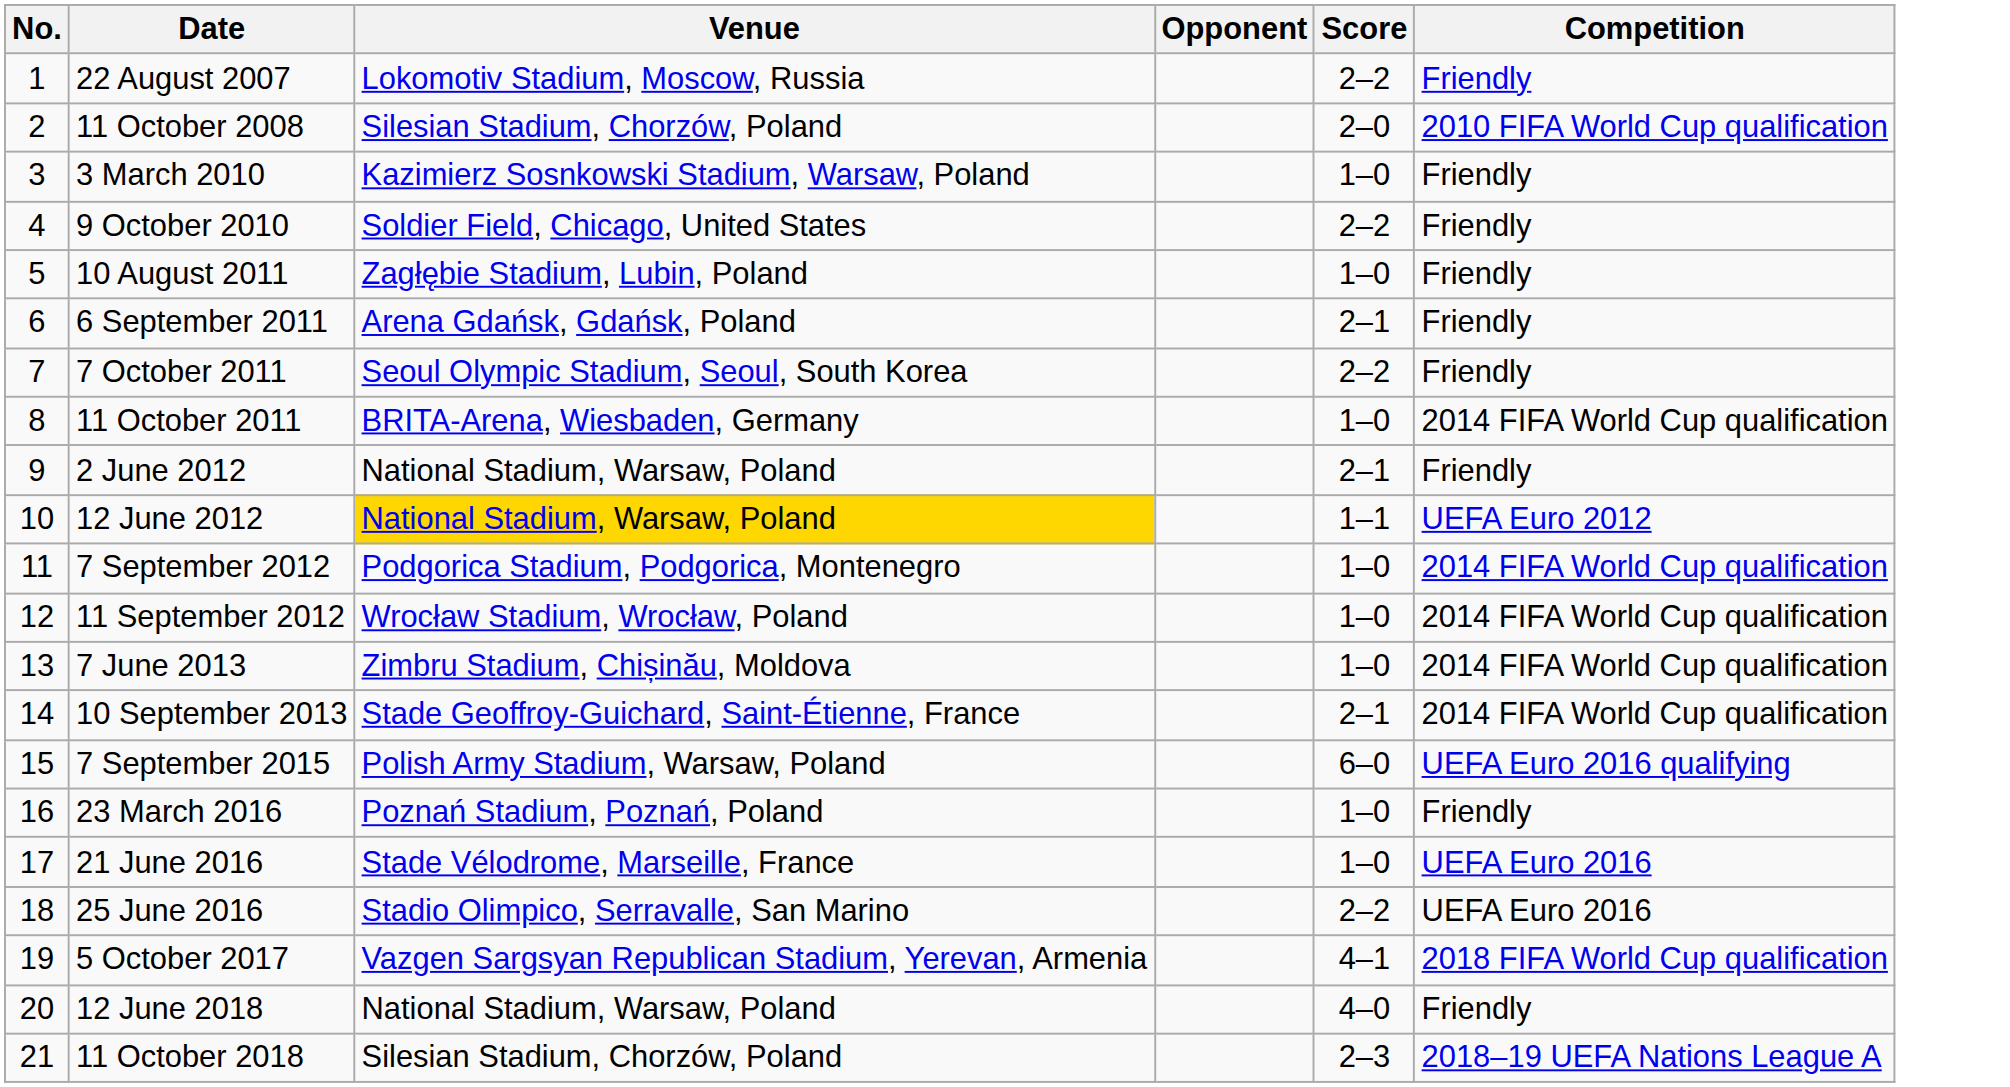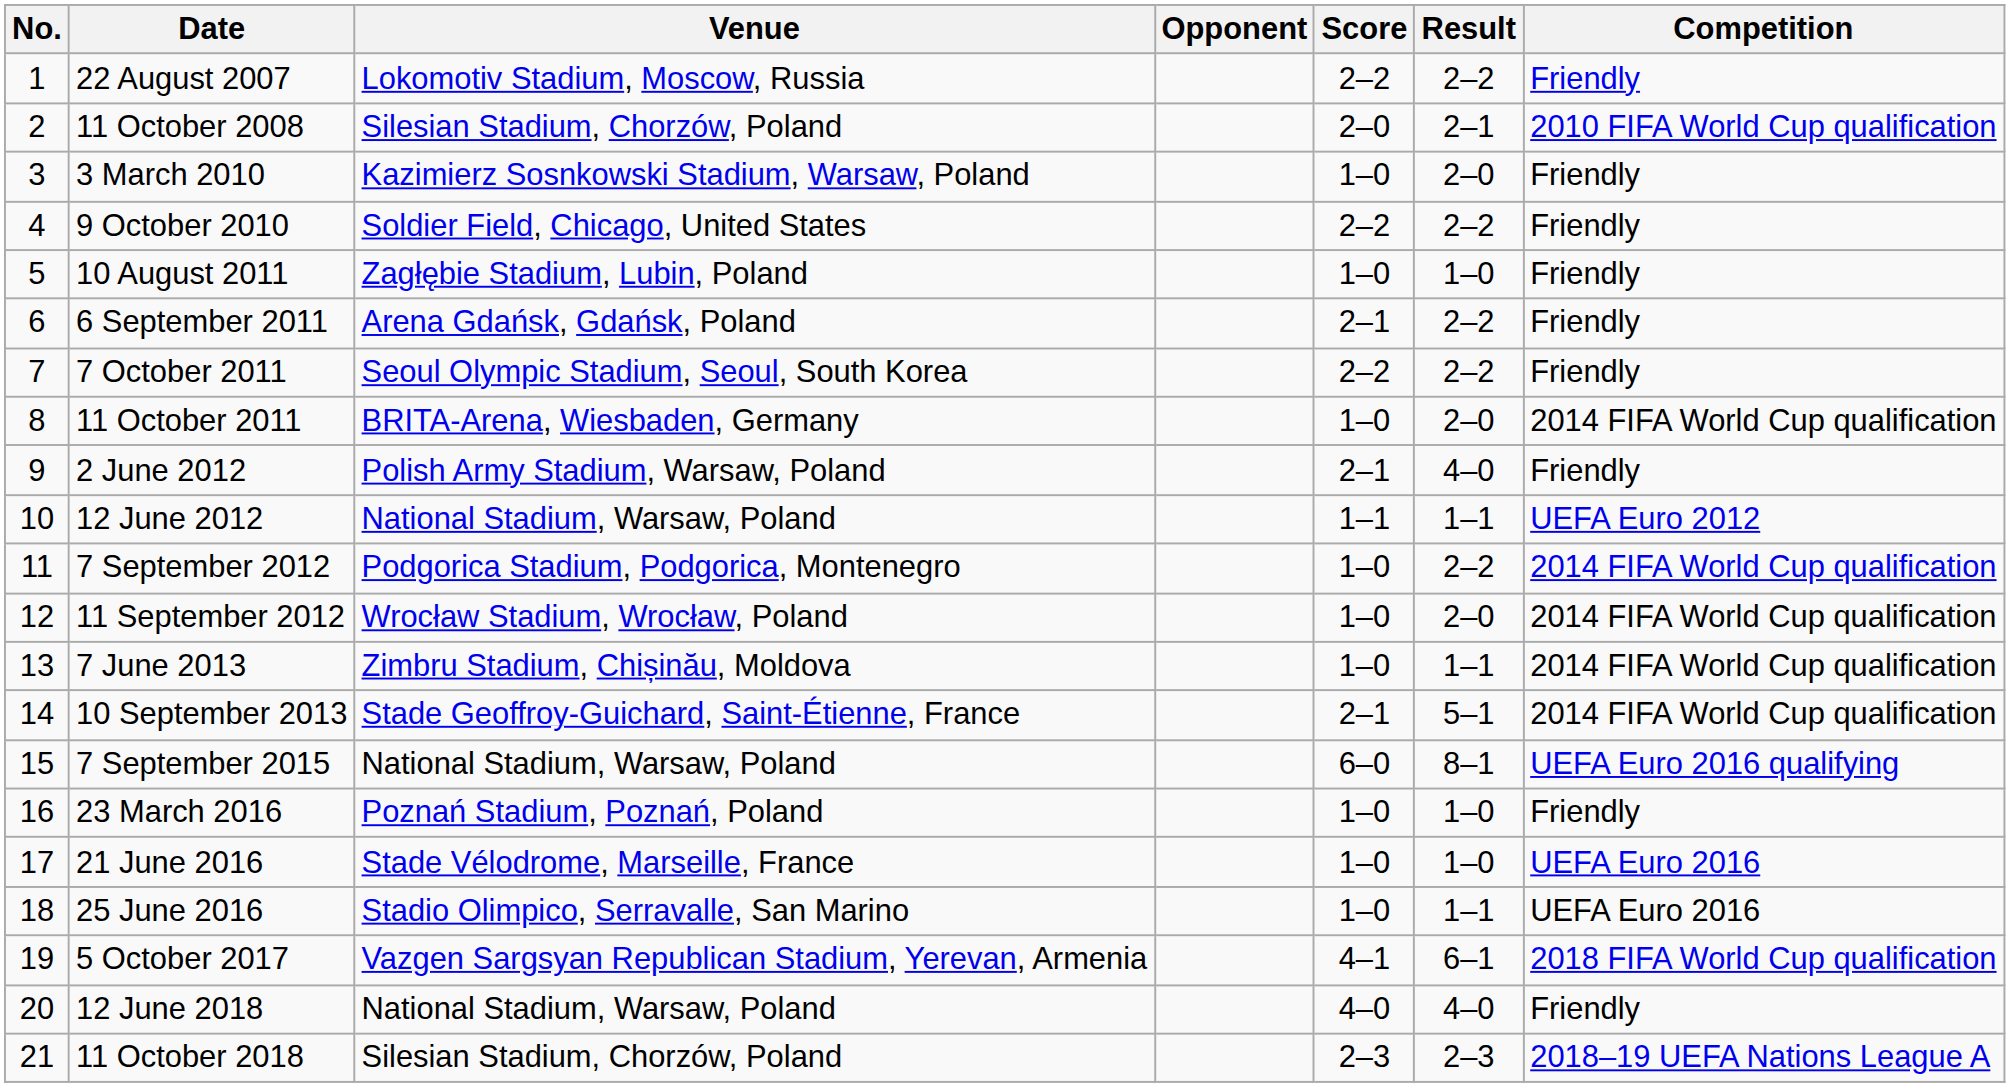+ column: (1469, 28)
(599, 469) National Stadium, Warsaw, Poland -> (624, 469) Polish Army Stadium, Warsaw, Poland
(599, 518) gold background -> (599, 518) no background
(624, 763) Polish Army Stadium, Warsaw, Poland -> (599, 763) National Stadium, Warsaw, Poland
(1364, 910) 2–2 -> (1364, 910) 1–0
